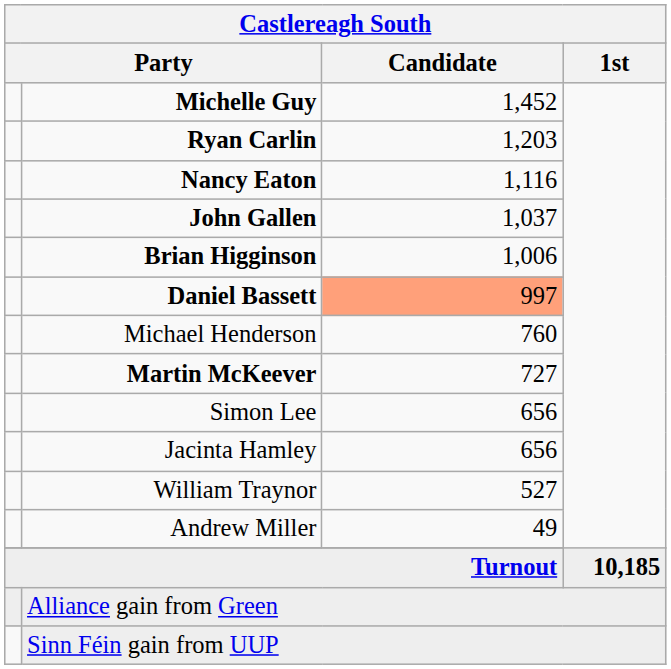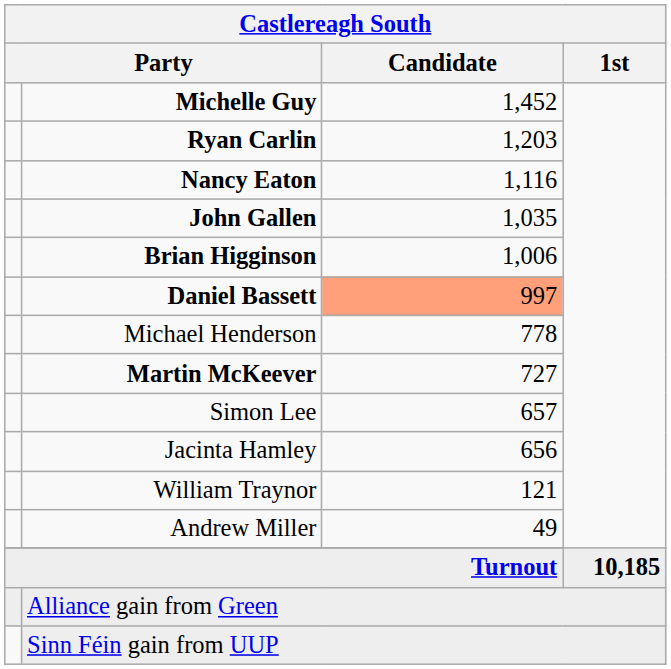(530, 218) 1,037 -> (530, 218) 1,035
(539, 334) 760 -> (539, 334) 778
(539, 412) 656 -> (539, 412) 657
(539, 489) 527 -> (539, 489) 121
